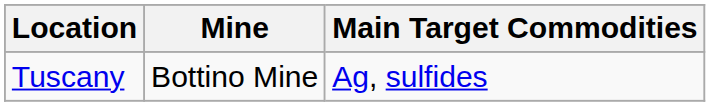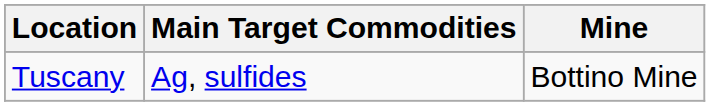columns swapped: (235, 28) <-> (515, 28)
